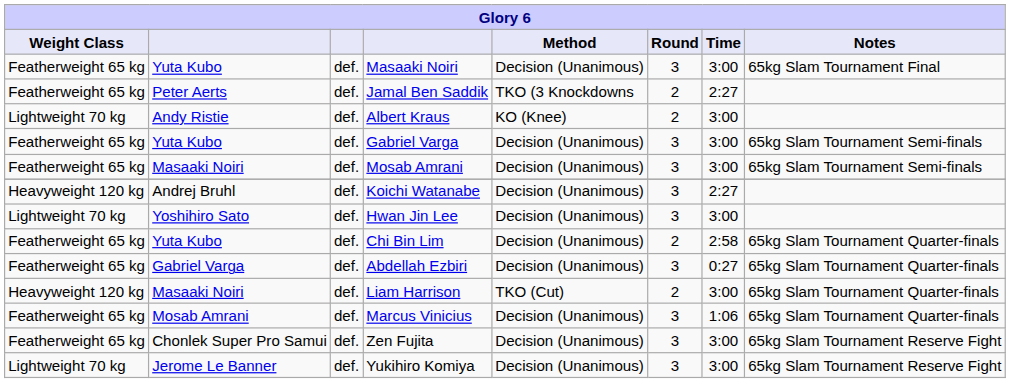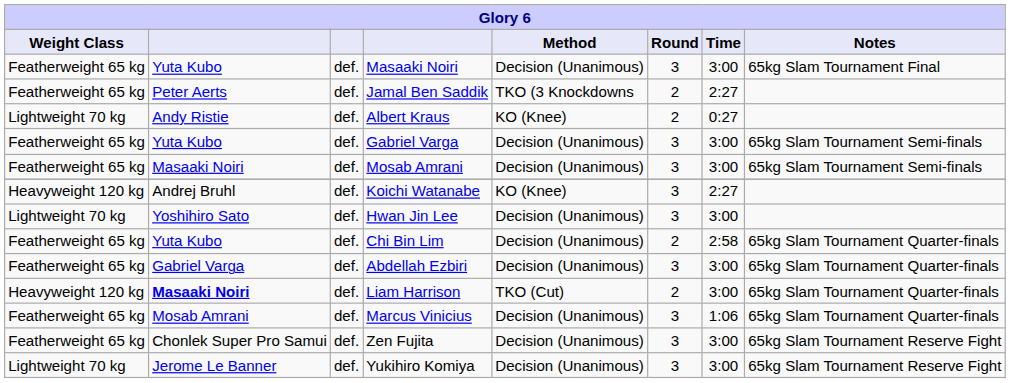(724, 116) 3:00 -> (724, 116) 0:27
(570, 191) Decision (Unanimous) -> (531, 191) KO (Knee)
(724, 266) 0:27 -> (724, 266) 3:00
(198, 291) normal -> (201, 291) bold
